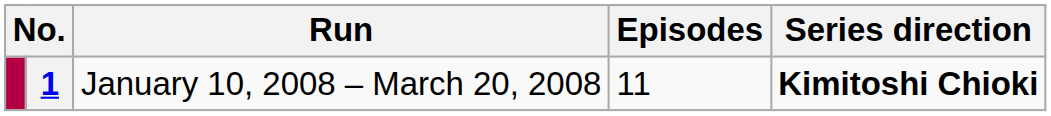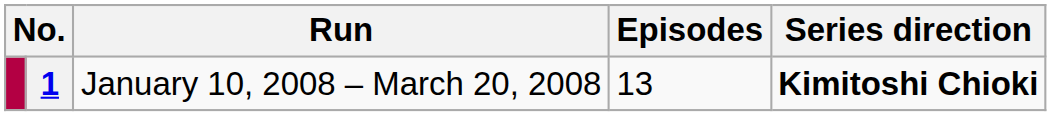(634, 82) 11 -> (635, 82) 13
